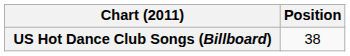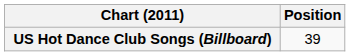(313, 39) 38 -> (313, 39) 39
